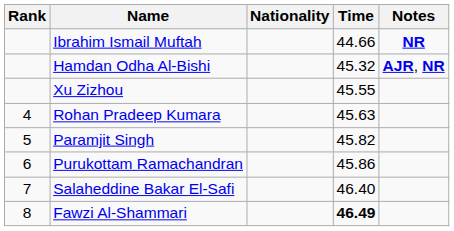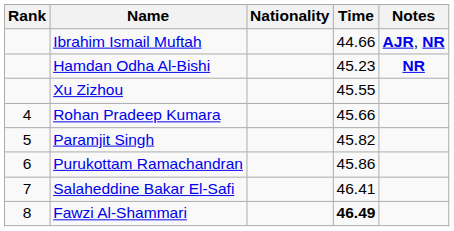(414, 41) NR -> (414, 41) AJR, NR
(356, 66) 45.32 -> (356, 66) 45.23
(414, 66) AJR, NR -> (414, 66) NR
(356, 115) 45.63 -> (356, 115) 45.66
(356, 189) 46.40 -> (356, 189) 46.41
